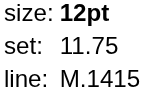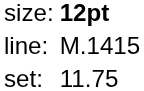rows swapped: (23, 46) <-> (26, 79)
